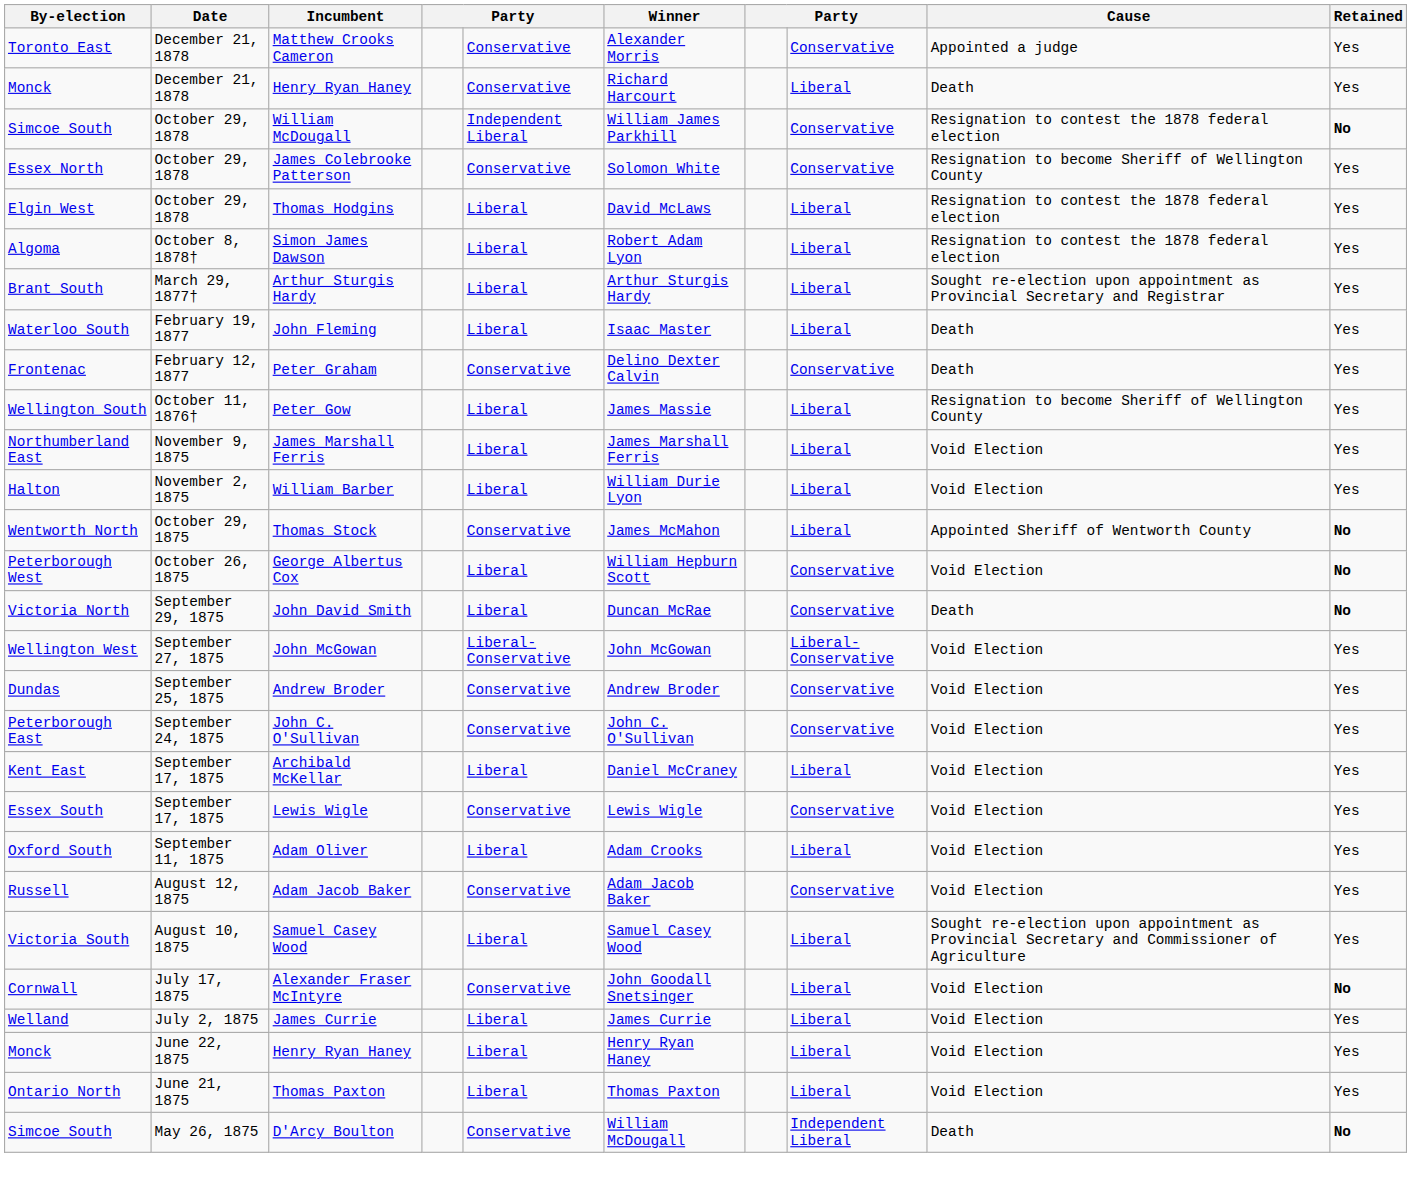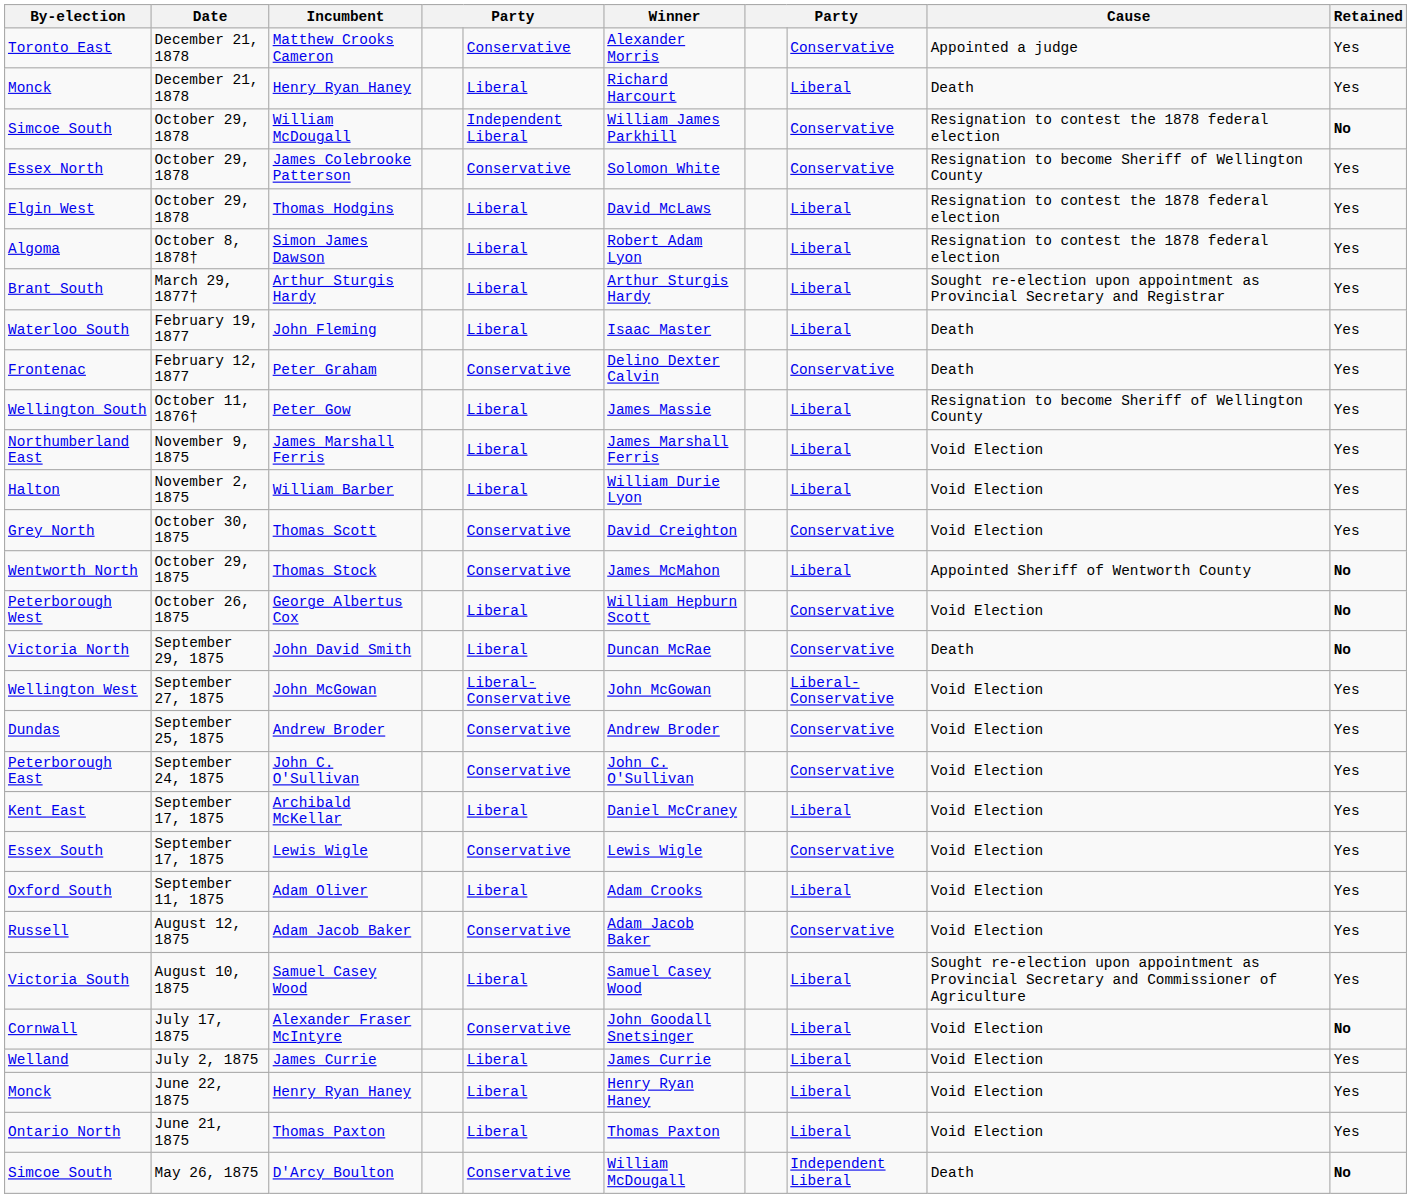(519, 88) Conservative -> (497, 88) Liberal
+ row: (202, 530)
